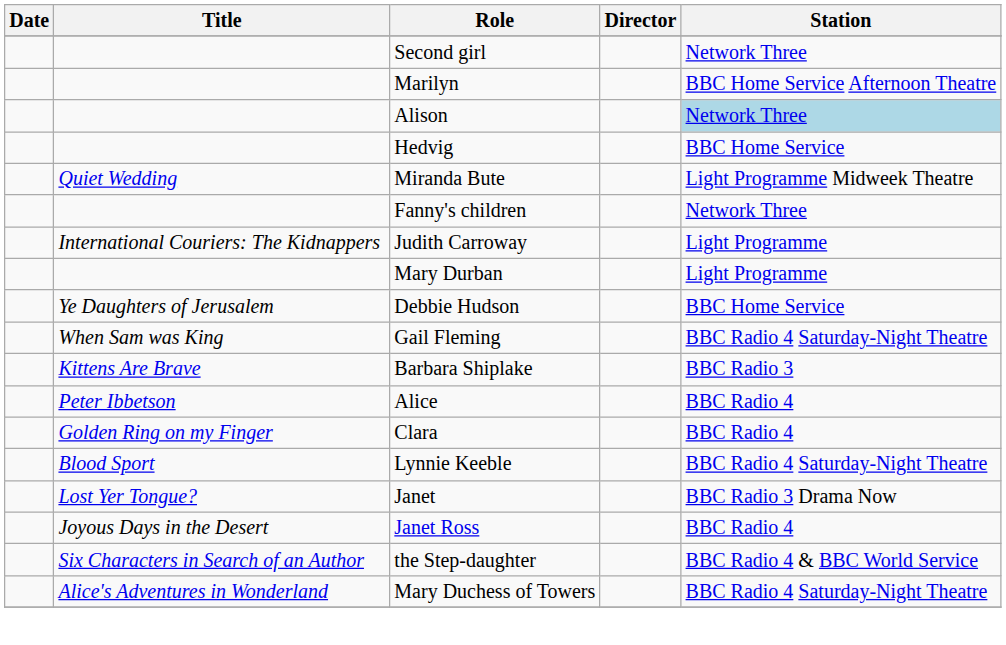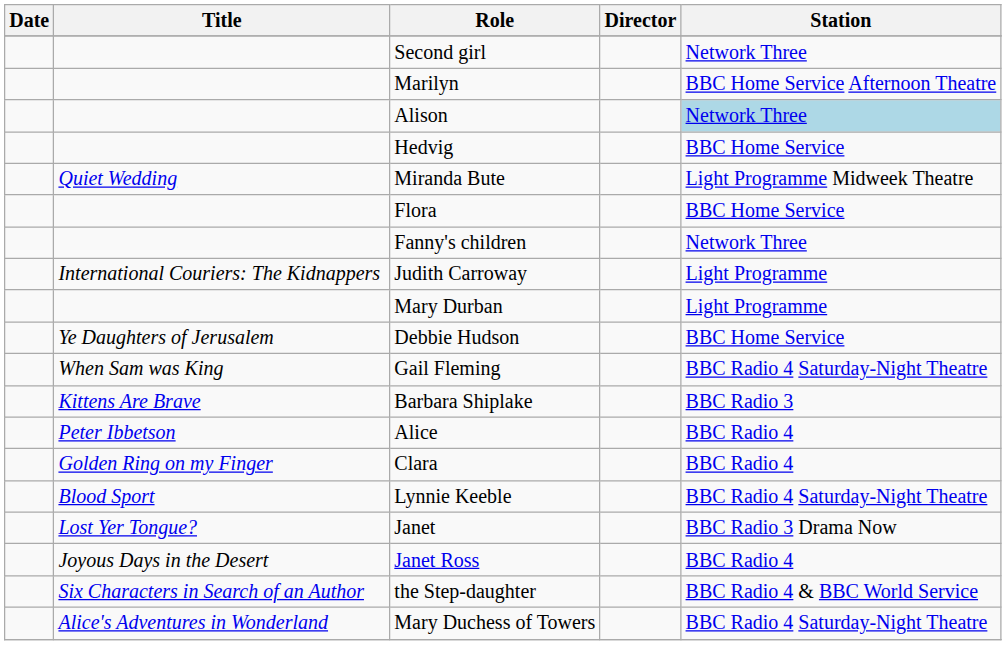+ row: (415, 210)
